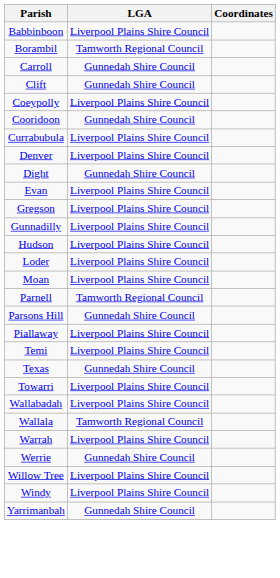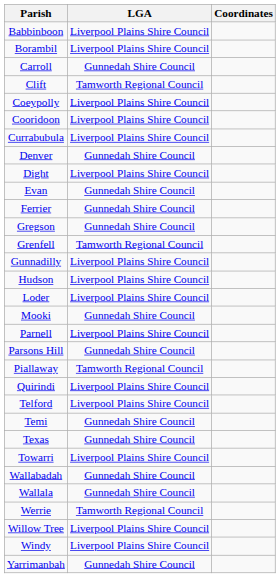(140, 48) Tamworth Regional Council -> (140, 48) Liverpool Plains Shire Council
(140, 84) Gunnedah Shire Council -> (140, 84) Tamworth Regional Council
(140, 119) Gunnedah Shire Council -> (140, 119) Liverpool Plains Shire Council
(140, 155) Liverpool Plains Shire Council -> (140, 155) Gunnedah Shire Council
(140, 173) Gunnedah Shire Council -> (140, 173) Liverpool Plains Shire Council
(140, 191) Liverpool Plains Shire Council -> (140, 191) Gunnedah Shire Council
+ row: (36, 208)
(140, 208) Liverpool Plains Shire Council -> (140, 226) Gunnedah Shire Council
+ row: (36, 244)
- row: (36, 279)
+ row: (36, 315)
(140, 297) Tamworth Regional Council -> (140, 333) Liverpool Plains Shire Council
(140, 333) Liverpool Plains Shire Council -> (140, 368) Tamworth Regional Council
+ row: (36, 386)
+ row: (36, 404)
(140, 350) Liverpool Plains Shire Council -> (140, 421) Gunnedah Shire Council
(140, 404) Liverpool Plains Shire Council -> (140, 475) Gunnedah Shire Council
(140, 421) Tamworth Regional Council -> (140, 492) Gunnedah Shire Council
- row: (36, 439)
(140, 457) Gunnedah Shire Council -> (140, 510) Tamworth Regional Council
